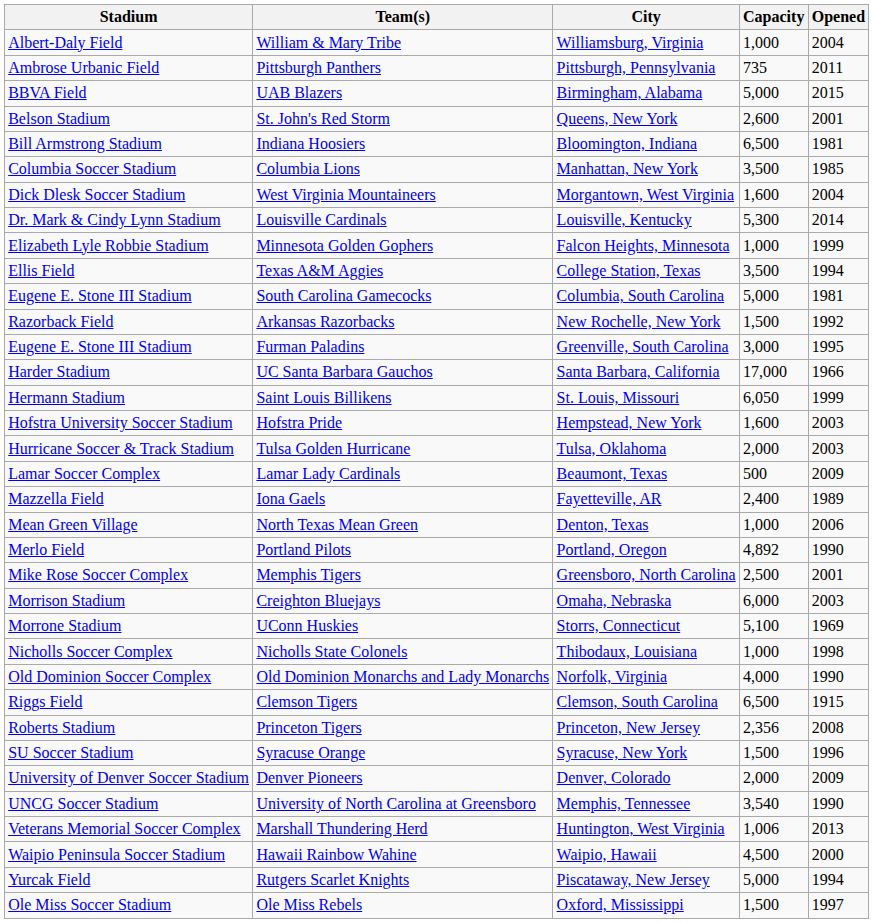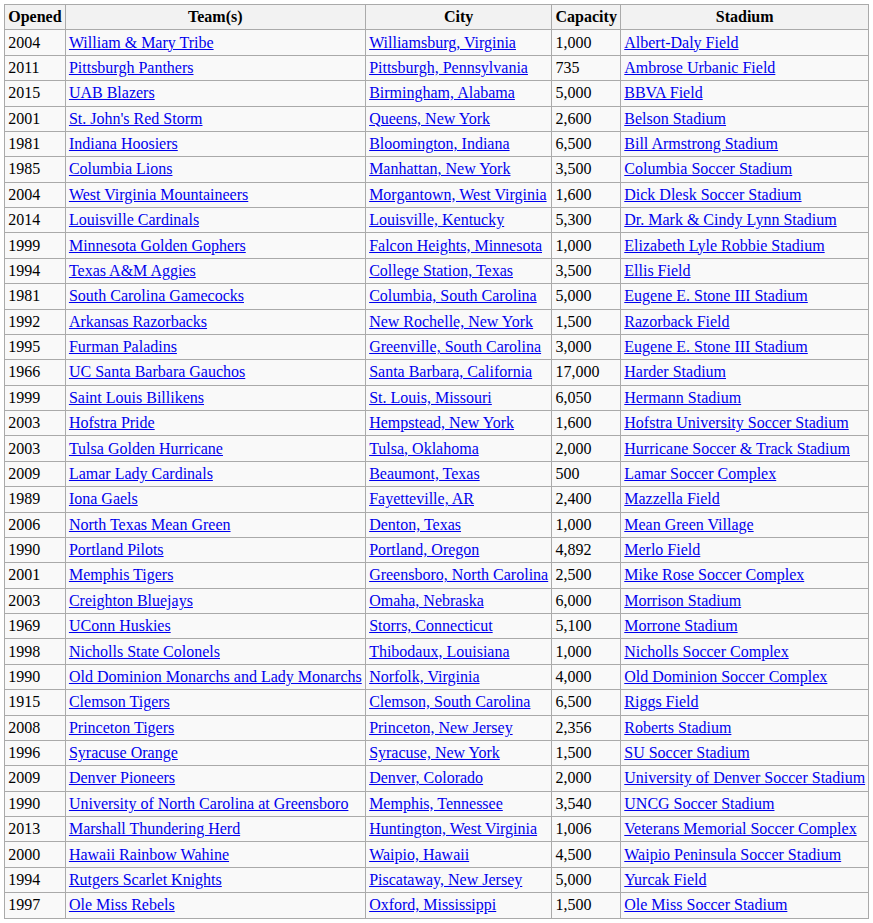columns swapped: (129, 17) <-> (838, 17)
